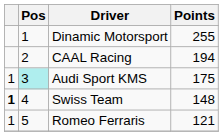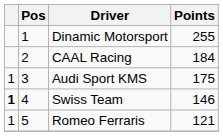(204, 58) 194 -> (204, 58) 184
(25, 79) paleturquoise background -> (25, 79) no background
(204, 100) 148 -> (204, 100) 146
